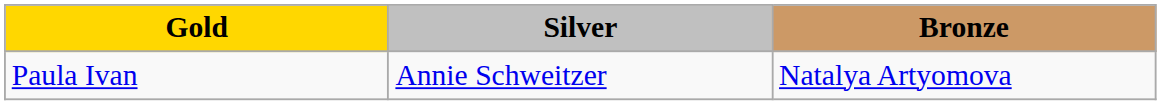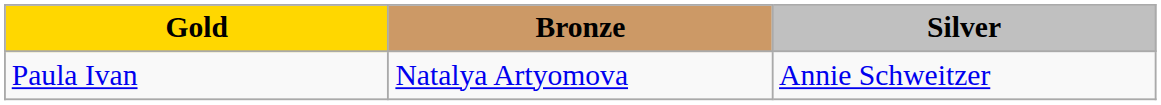columns swapped: (580, 27) <-> (964, 27)
